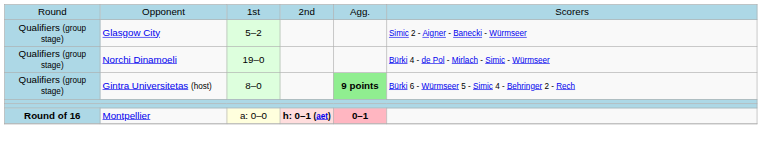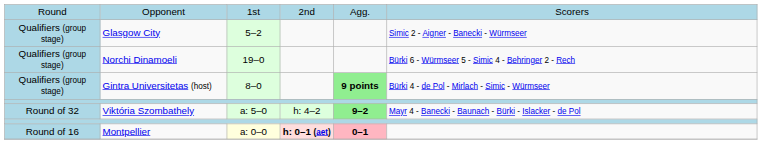(469, 60) Bürki 4 - de Pol - Mirlach - Simic - Würmseer -> (482, 60) Bürki 6 - Würmseer 5 - Simic 4 - Behringer 2 - Rech
(482, 86) Bürki 6 - Würmseer 5 - Simic 4 - Behringer 2 - Rech -> (469, 86) Bürki 4 - de Pol - Mirlach - Simic - Würmseer
+ row: (148, 111)
(52, 116) bold -> (52, 131) normal
